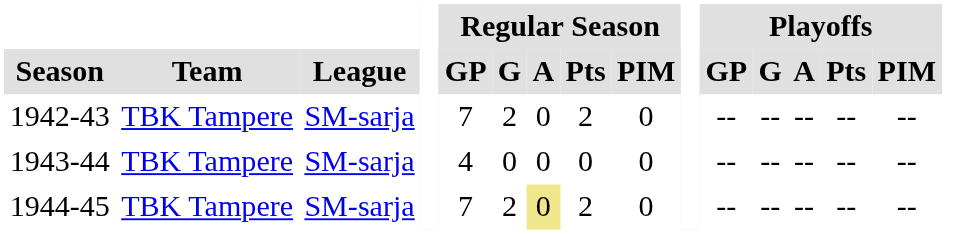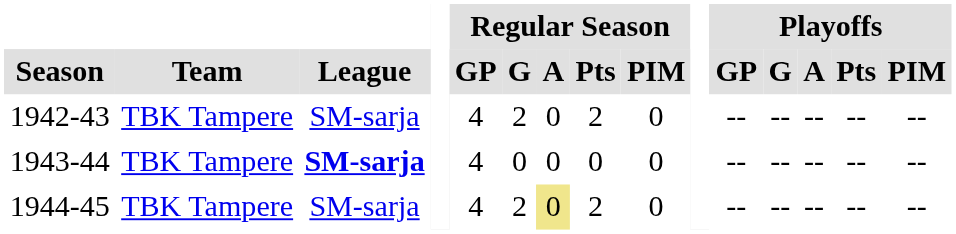(466, 116) 7 -> (476, 116) 4
(360, 161) normal -> (365, 161) bold
(466, 206) 7 -> (476, 206) 4
